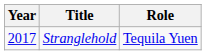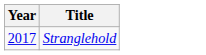- column: (160, 15)
